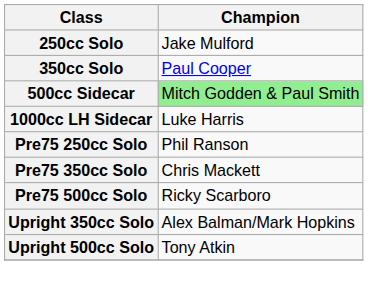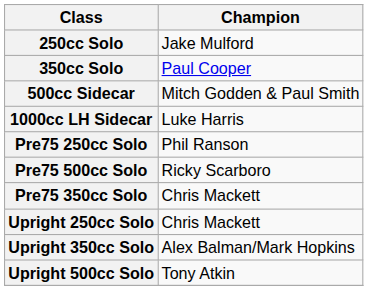(260, 94) lightgreen background -> (260, 94) no background
rows swapped: (81, 171) <-> (81, 196)
+ row: (81, 222)
